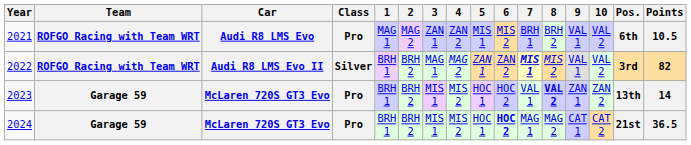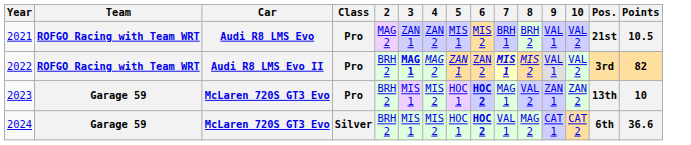- column: (387, 13)
(628, 37) 6th -> (605, 37) 21st
(354, 66) Silver -> (354, 66) Pro
(435, 66) normal -> (411, 66) bold
(506, 96) normal -> (482, 96) bold
(530, 96) VAL 1 -> (506, 96) MAG 1
(554, 96) bold -> (530, 96) normal
(665, 96) 14 -> (641, 96) 10
(354, 125) Pro -> (354, 125) Silver
(530, 125) MAG 1 -> (506, 125) VAL 1
(628, 125) 21st -> (605, 125) 6th
(665, 125) 36.5 -> (641, 125) 36.6
